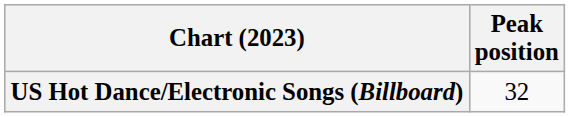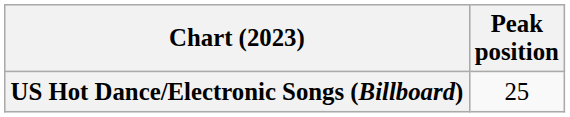(517, 91) 32 -> (517, 91) 25
